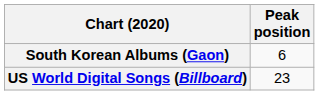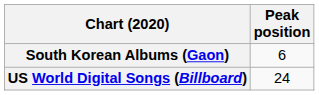(282, 78) 23 -> (282, 78) 24
